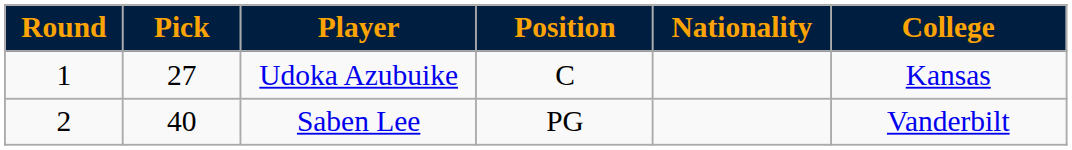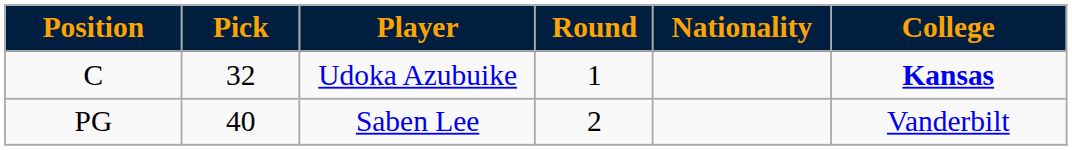columns swapped: (64, 27) <-> (565, 27)
(182, 74) 27 -> (241, 74) 32
(948, 74) normal -> (948, 74) bold
